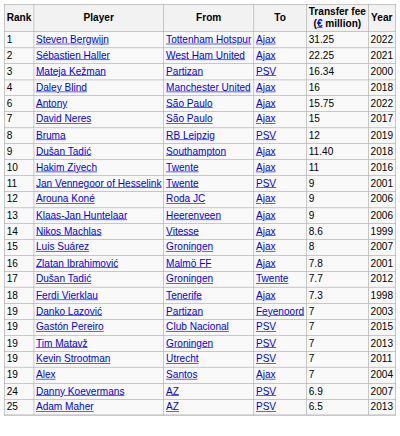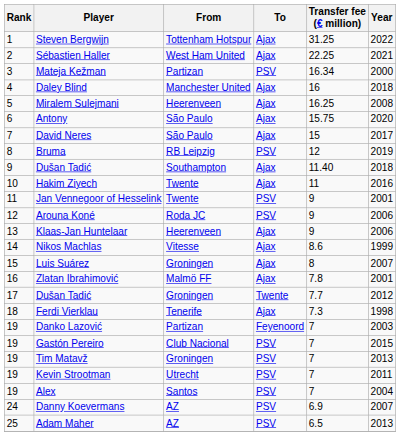+ row: (9, 103)
(382, 103) 2022 -> (382, 119) 2020
(266, 199) Ajax -> (266, 215) PSV
(266, 375) Ajax -> (266, 391) PSV
